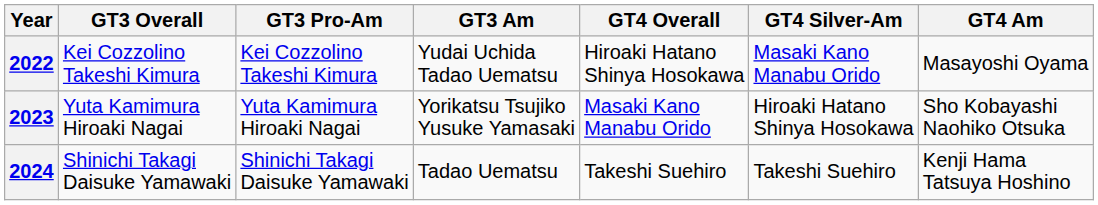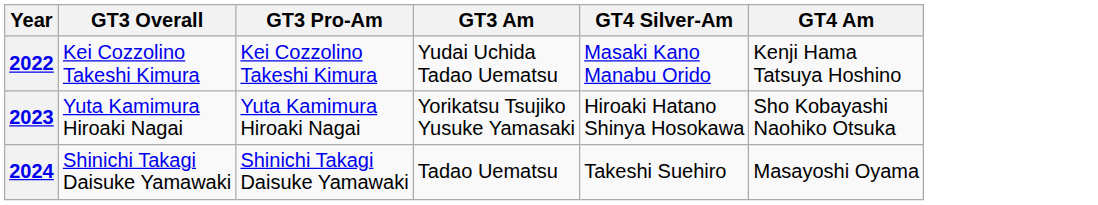- column: (664, 20)
(1006, 63) Masayoshi Oyama -> (827, 63) Kenji Hama Tatsuya Hoshino
(997, 171) Kenji Hama Tatsuya Hoshino -> (836, 171) Masayoshi Oyama
